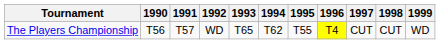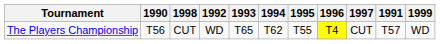columns swapped: (185, 13) <-> (391, 13)
